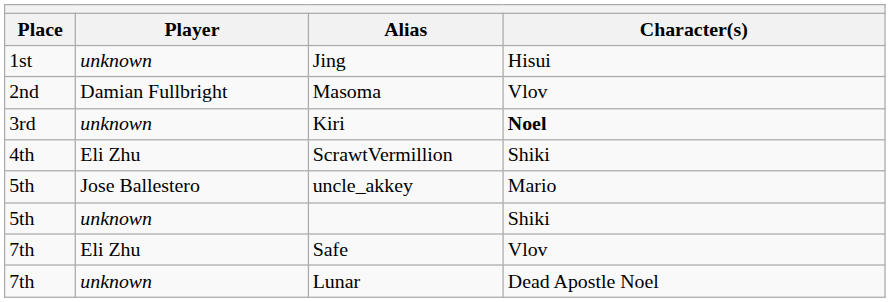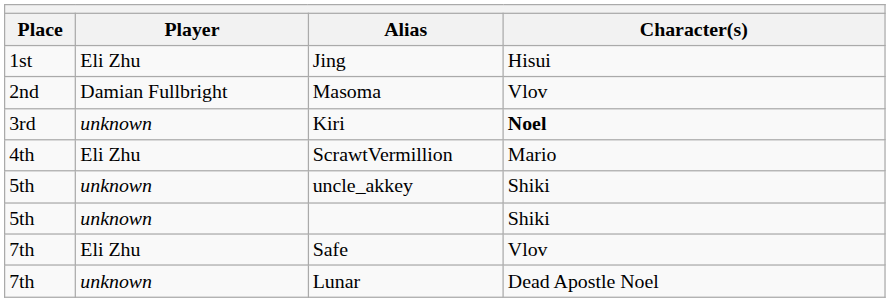(116, 60) unknown -> (110, 60) Eli Zhu
(529, 155) Shiki -> (532, 155) Mario
(140, 186) Jose Ballestero -> (116, 186) unknown
(532, 186) Mario -> (529, 186) Shiki
